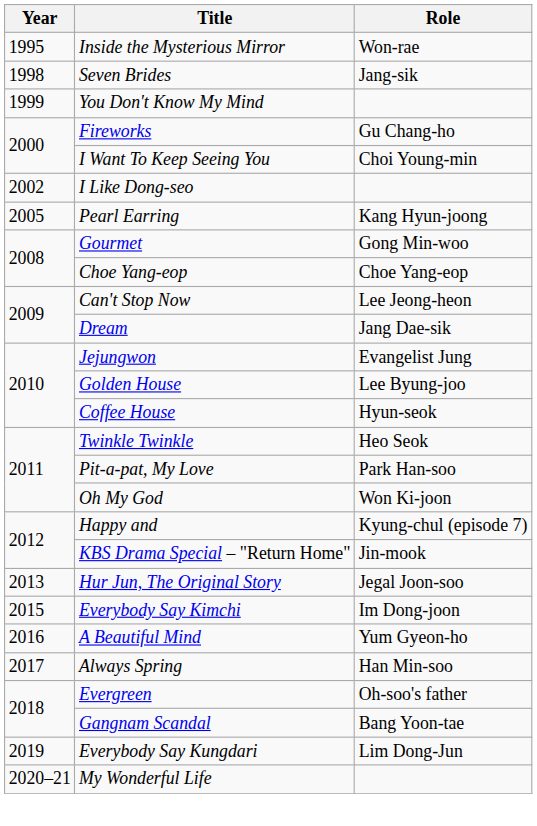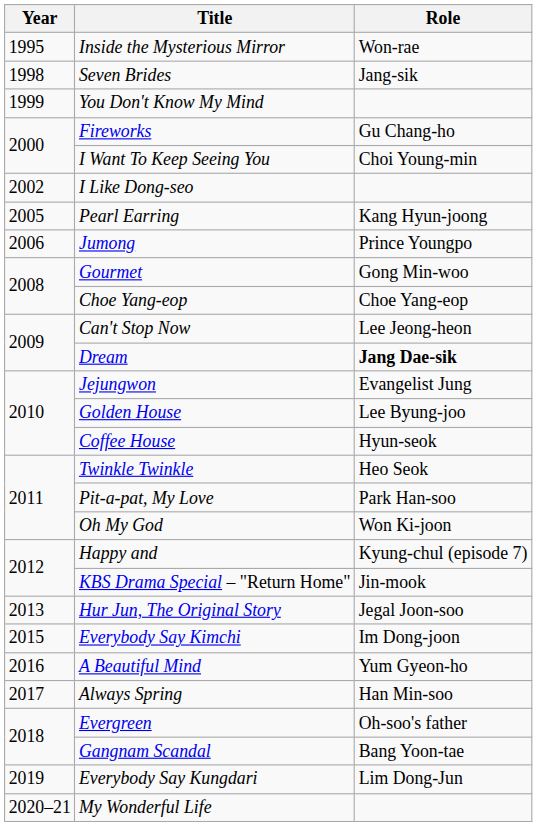+ row: (107, 243)
(405, 328) normal -> (408, 356) bold
